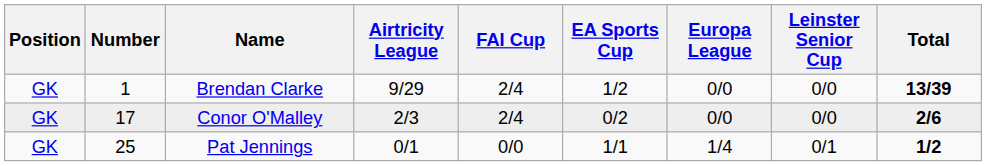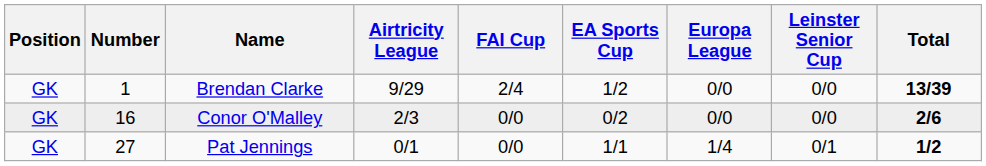(125, 118) 17 -> (125, 118) 16
(511, 118) 2/4 -> (511, 118) 0/0
(125, 147) 25 -> (125, 147) 27
